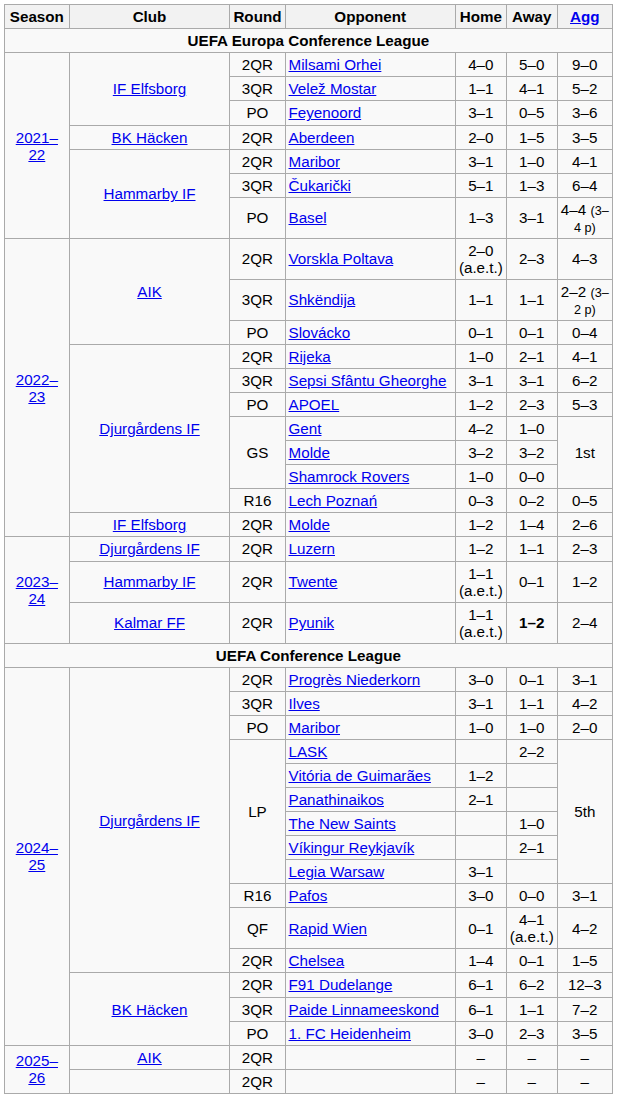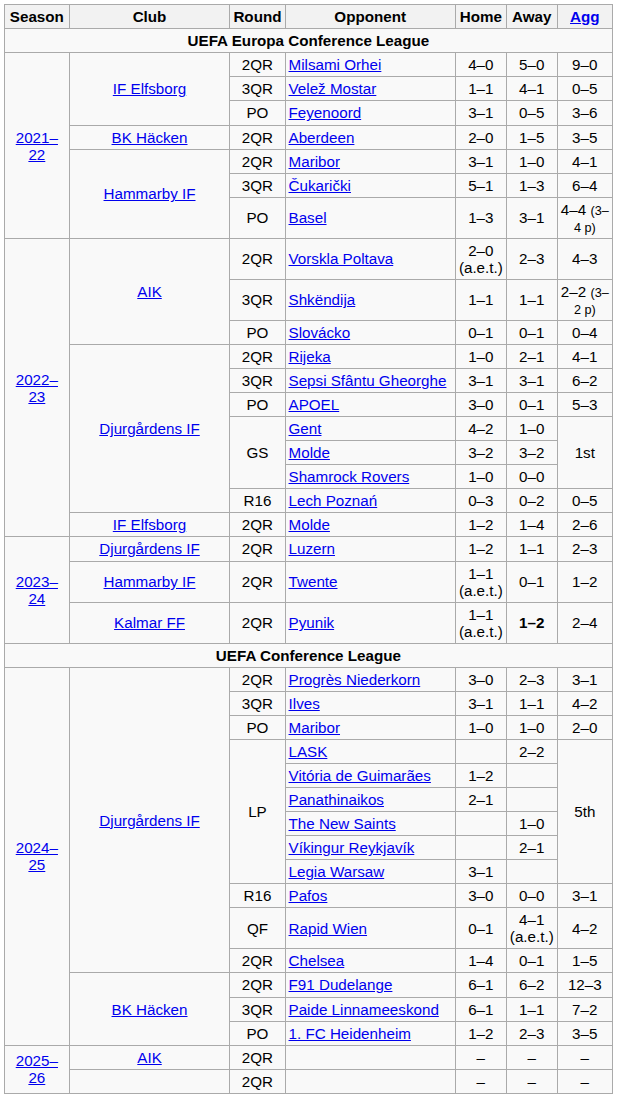(585, 89) 5–2 -> (585, 89) 0–5
(481, 405) 1–2 -> (481, 405) 3–0
(532, 405) 2–3 -> (532, 405) 0–1
(532, 679) 0–1 -> (532, 679) 2–3
(481, 1033) 3–0 -> (481, 1033) 1–2
